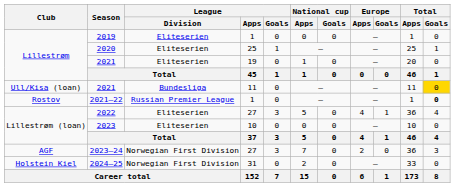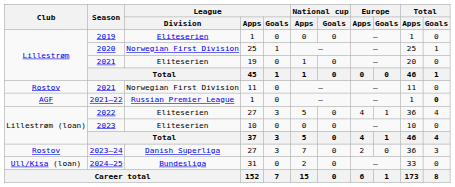(183, 49) Eliteserien -> (183, 49) Norwegian First Division
(46, 87) Ull/Kisa (loan) -> (46, 87) Rostov
(183, 87) Bundesliga -> (183, 87) Norwegian First Division
(436, 87) gold background -> (436, 87) no background
(46, 100) Rostov -> (46, 100) AGF
(46, 150) AGF -> (46, 150) Rostov
(183, 150) Norwegian First Division -> (183, 150) Danish Superliga
(46, 163) Holstein Kiel -> (46, 163) Ull/Kisa (loan)
(183, 163) Norwegian First Division -> (183, 163) Bundesliga
